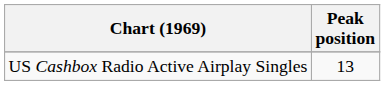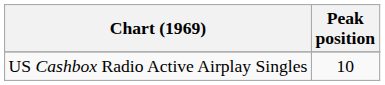(345, 66) 13 -> (345, 66) 10
